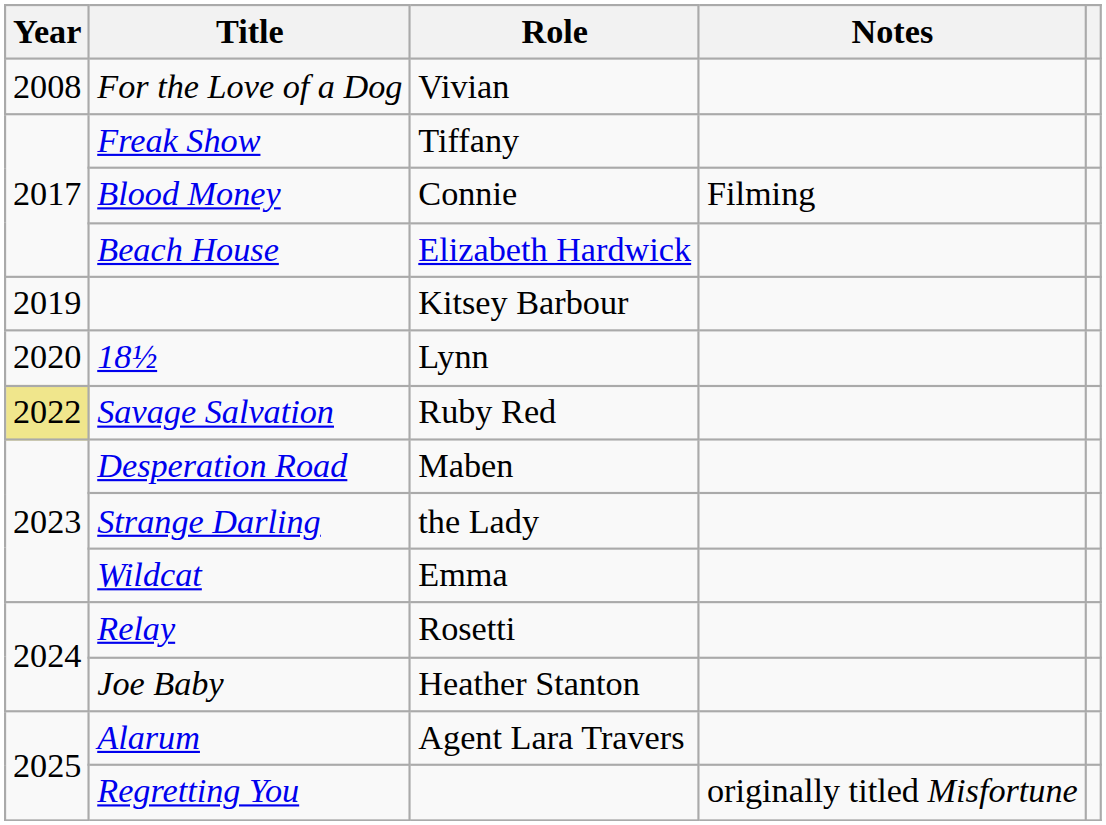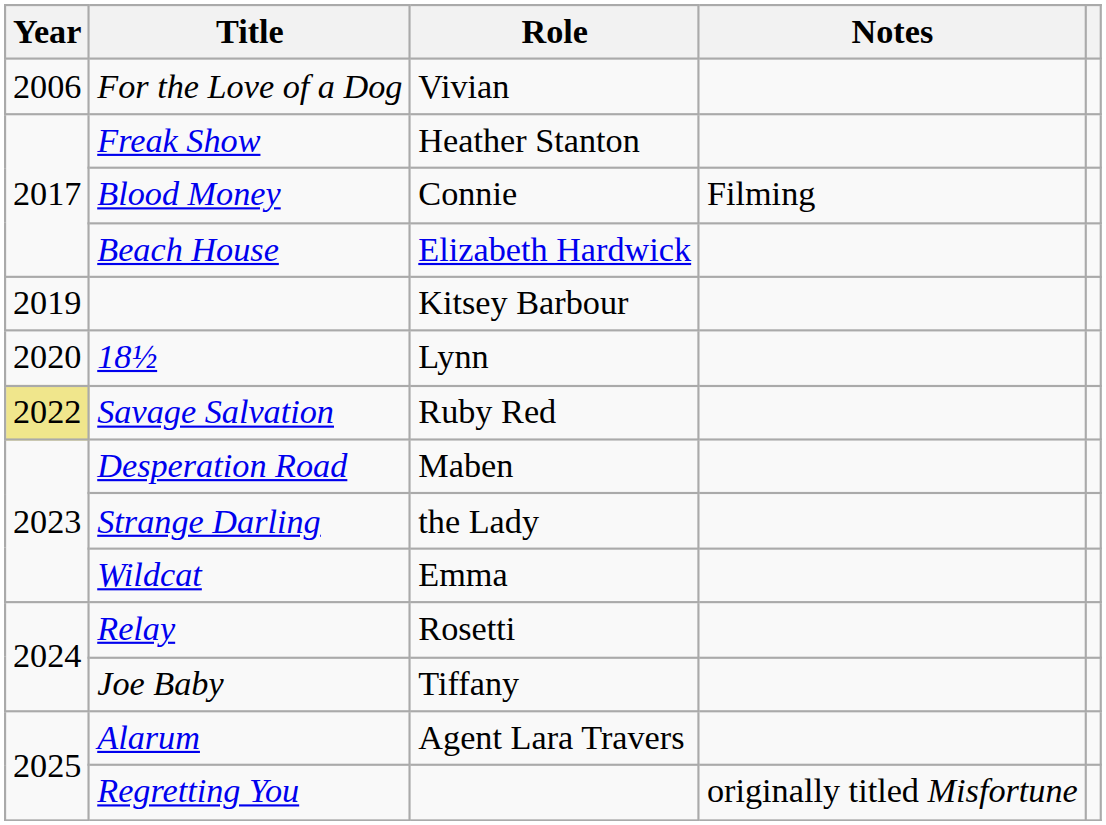(47, 85) 2008 -> (47, 85) 2006
(469, 140) Tiffany -> (529, 140) Heather Stanton
(529, 683) Heather Stanton -> (469, 683) Tiffany
